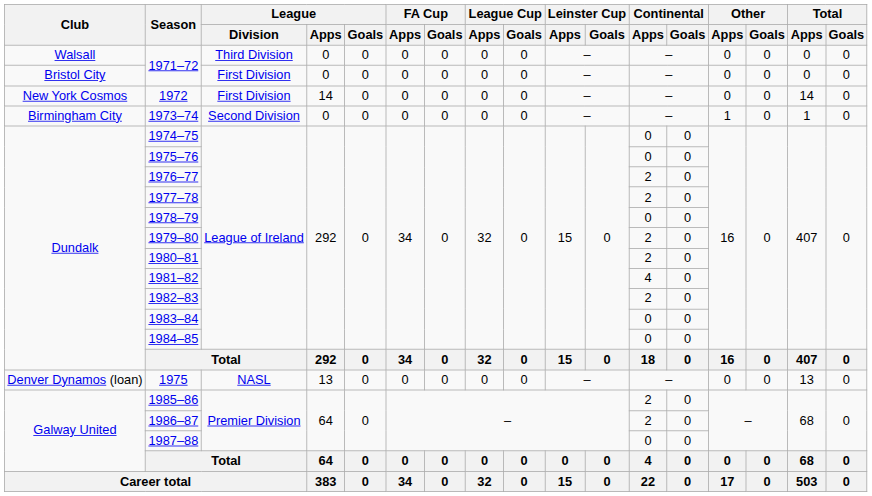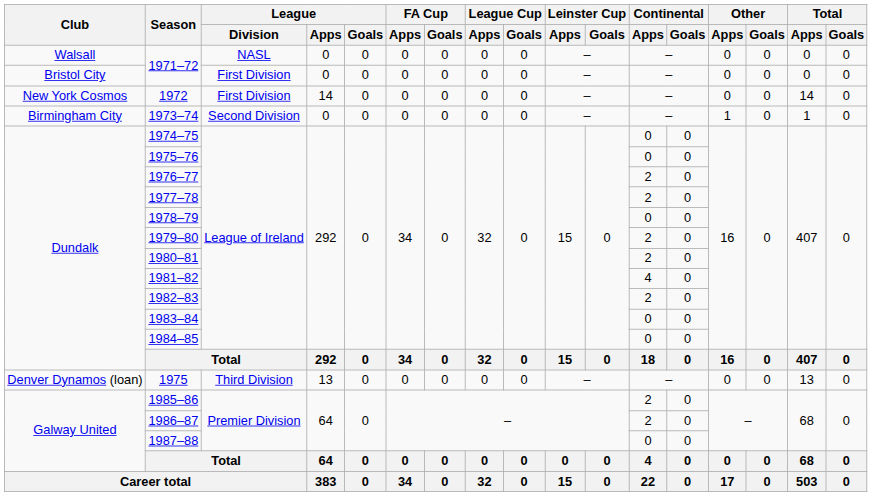(254, 55) Third Division -> (254, 55) NASL
(254, 380) NASL -> (254, 380) Third Division
